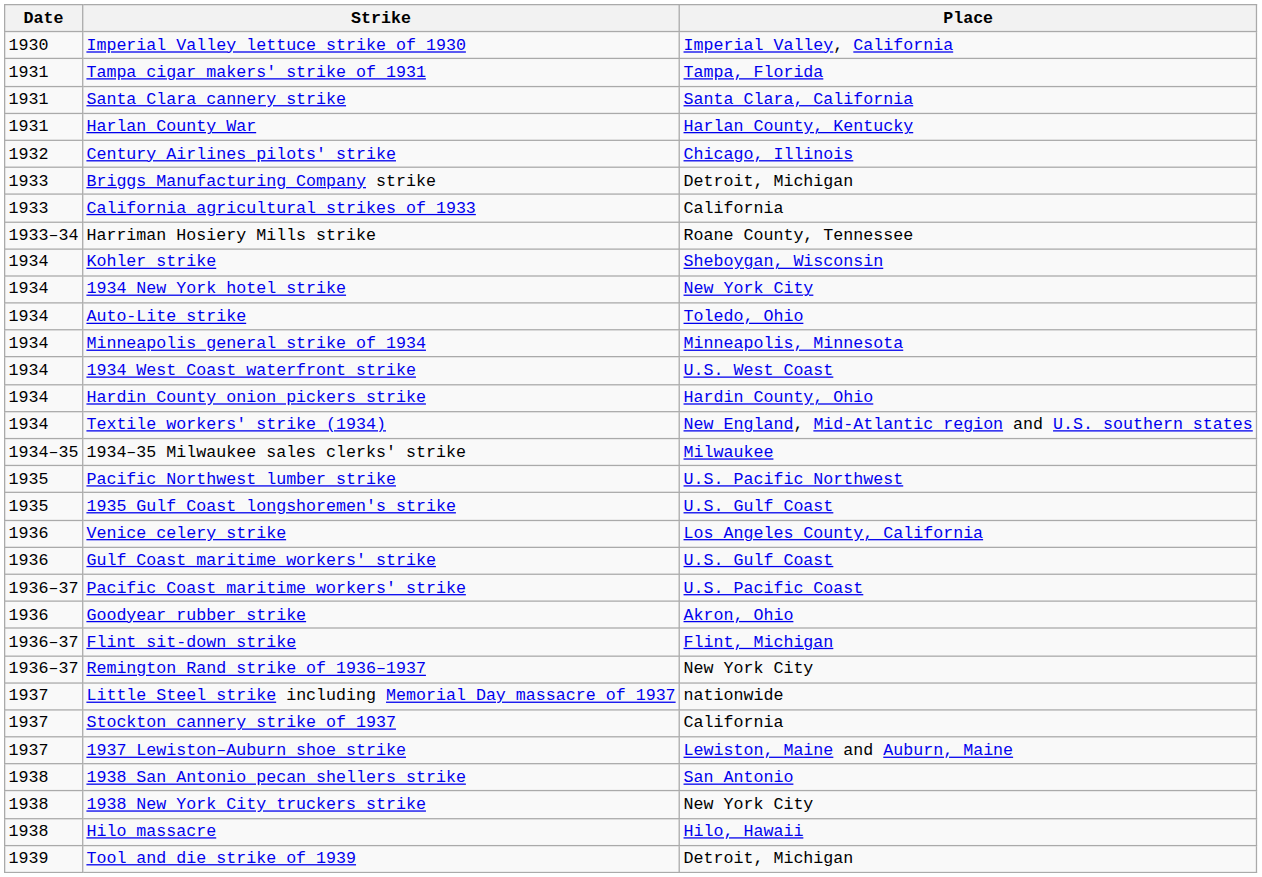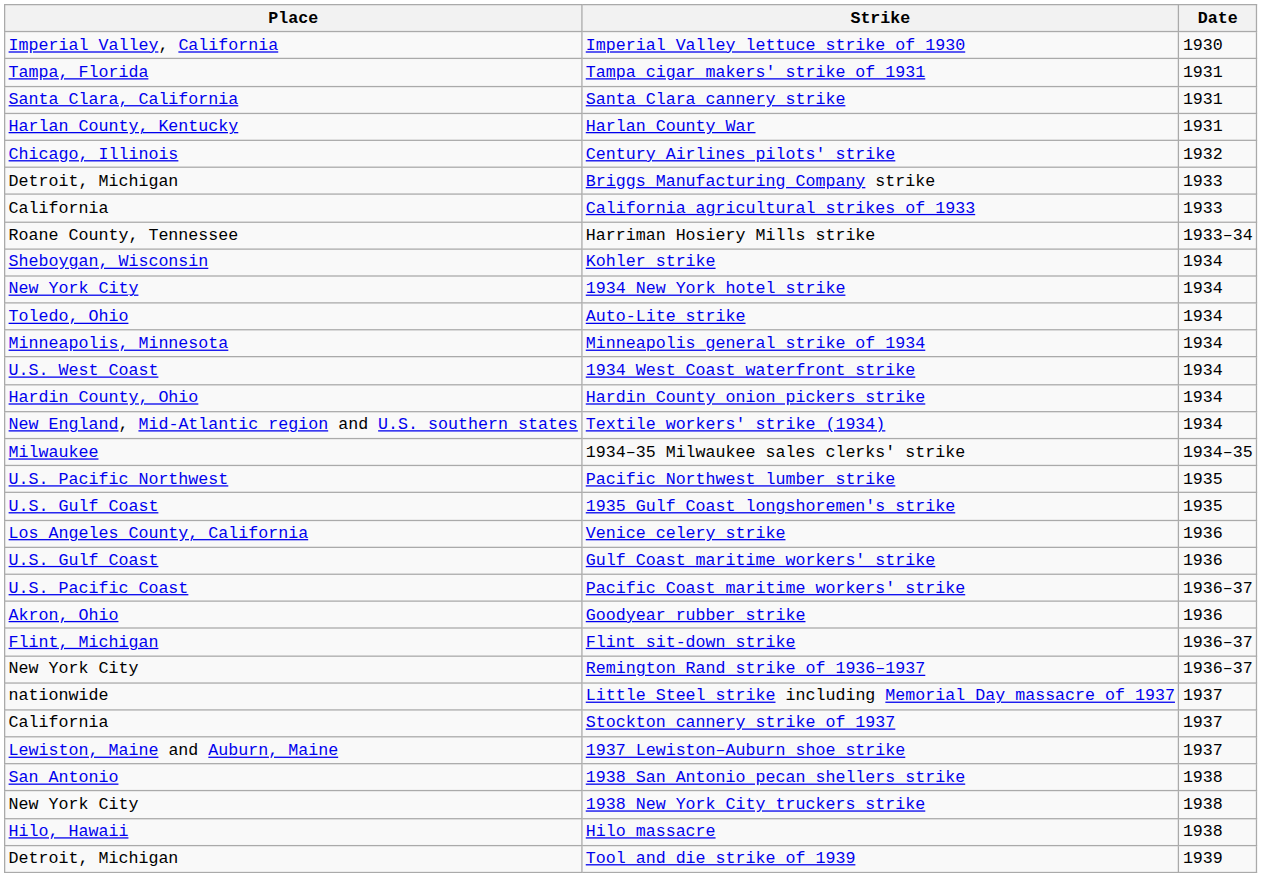columns swapped: (44, 18) <-> (968, 18)
